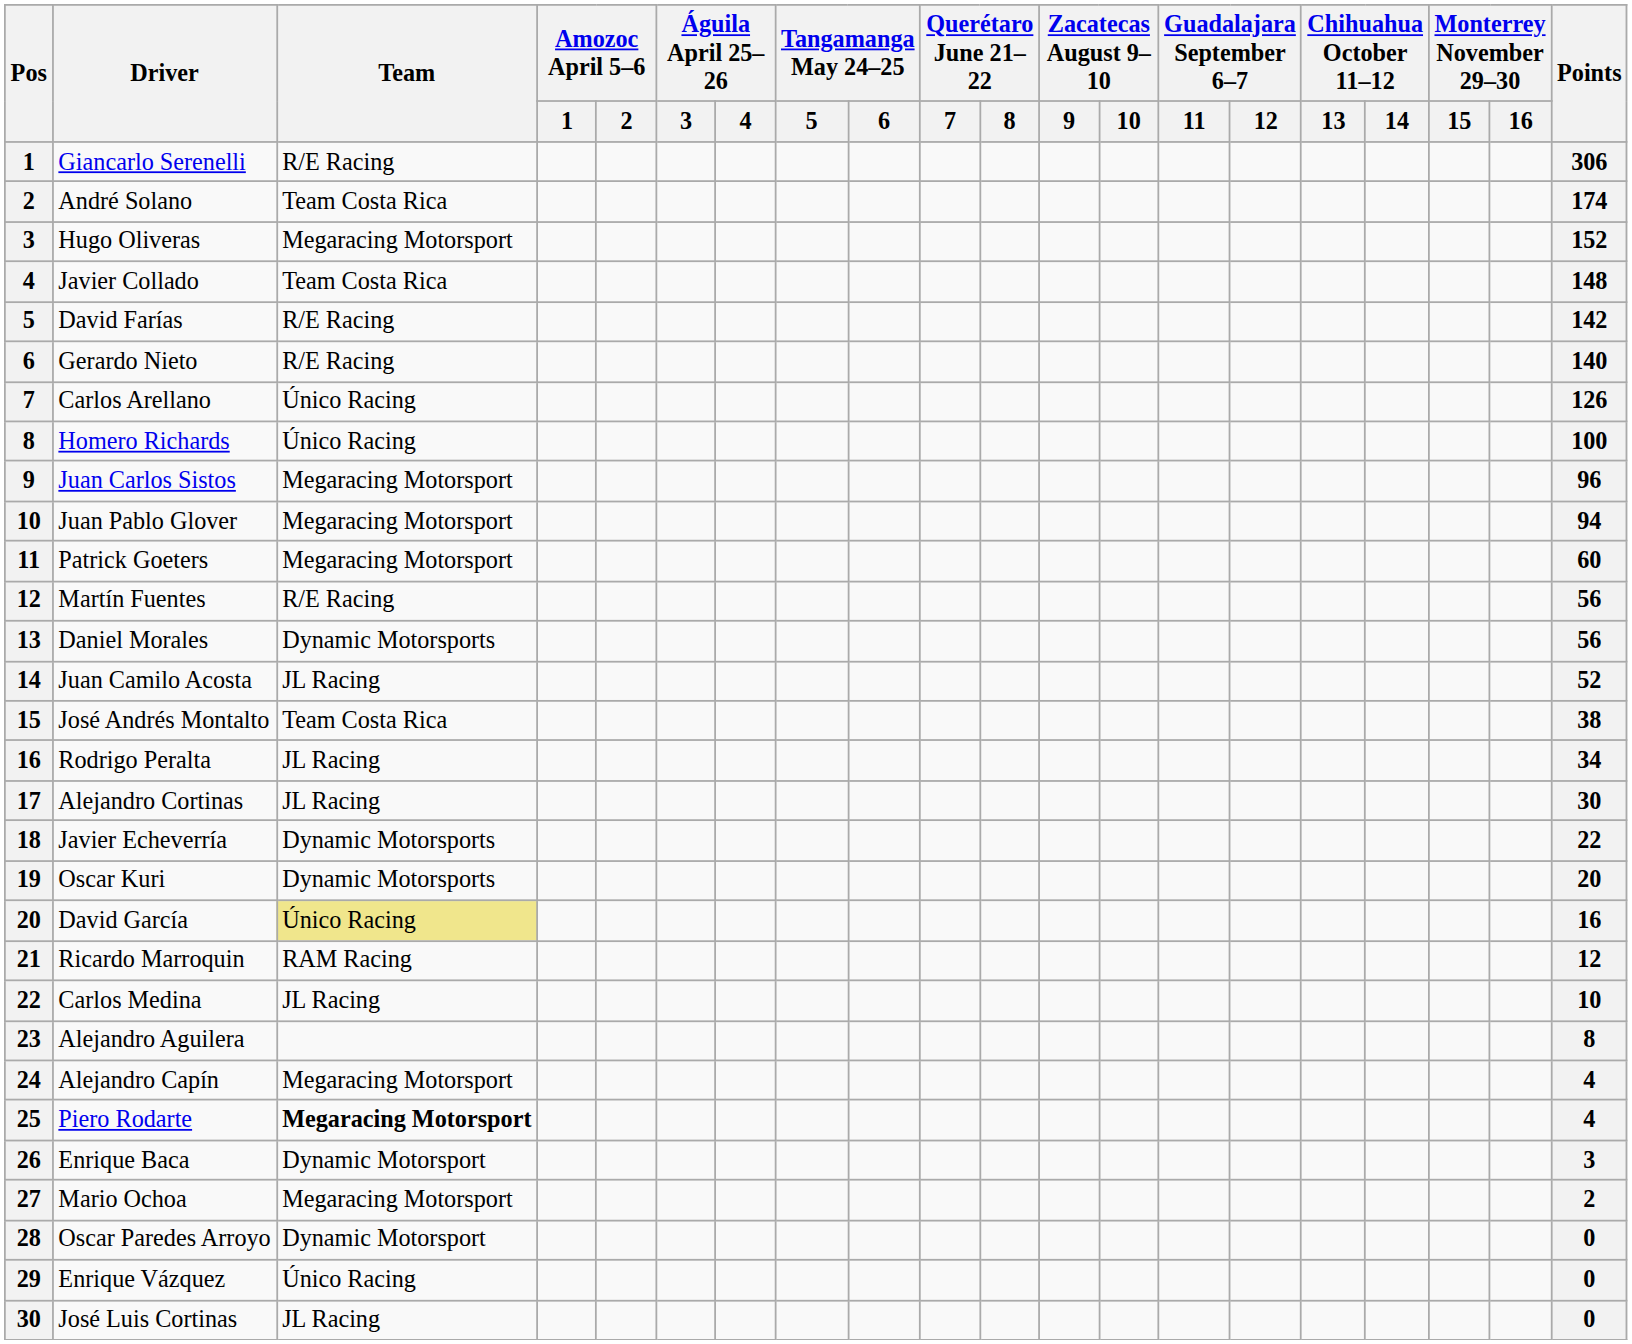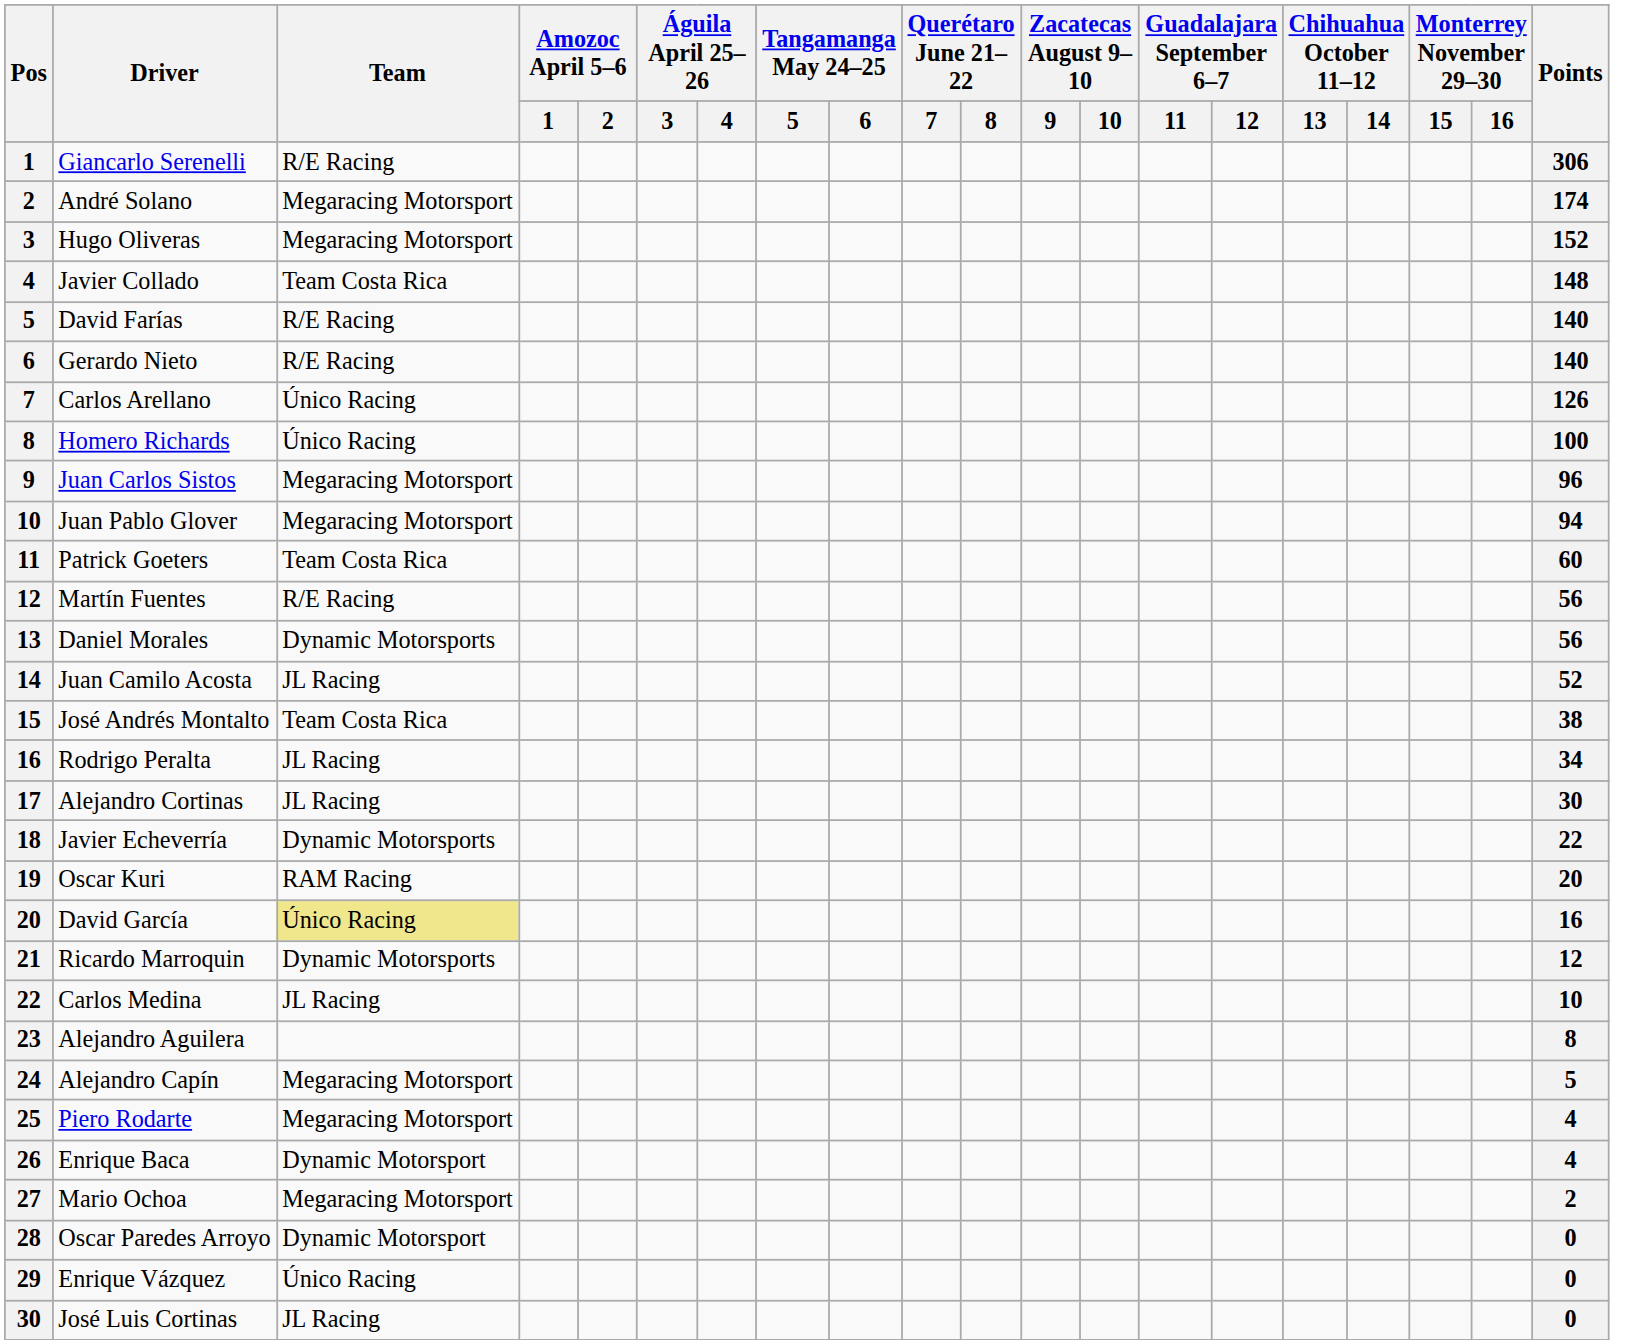(365, 200) Team Costa Rica -> (397, 200) Megaracing Motorsport
(1589, 320) 142 -> (1571, 320) 140
(397, 560) Megaracing Motorsport -> (365, 560) Team Costa Rica
(389, 879) Dynamic Motorsports -> (347, 879) RAM Racing
(347, 959) RAM Racing -> (389, 959) Dynamic Motorsports
(1589, 1079) 4 -> (1571, 1079) 5
(407, 1119) bold -> (397, 1119) normal
(1589, 1159) 3 -> (1571, 1159) 4
